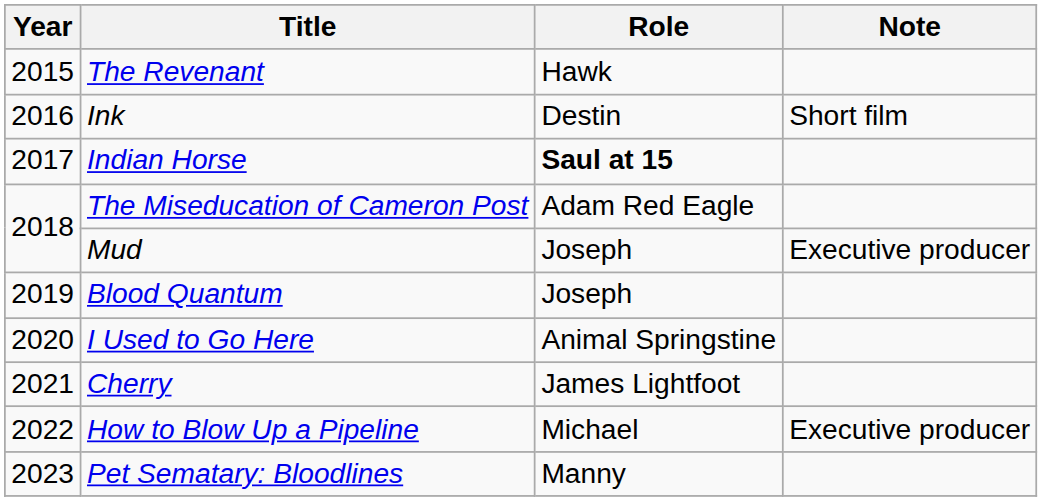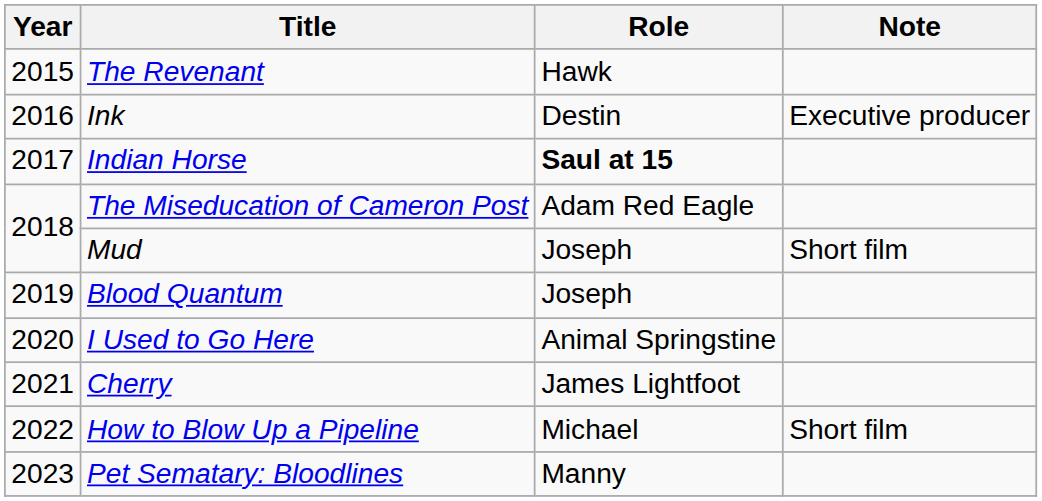(849, 116) Short film -> (910, 116) Executive producer
(910, 250) Executive producer -> (849, 250) Short film
(910, 428) Executive producer -> (849, 428) Short film
